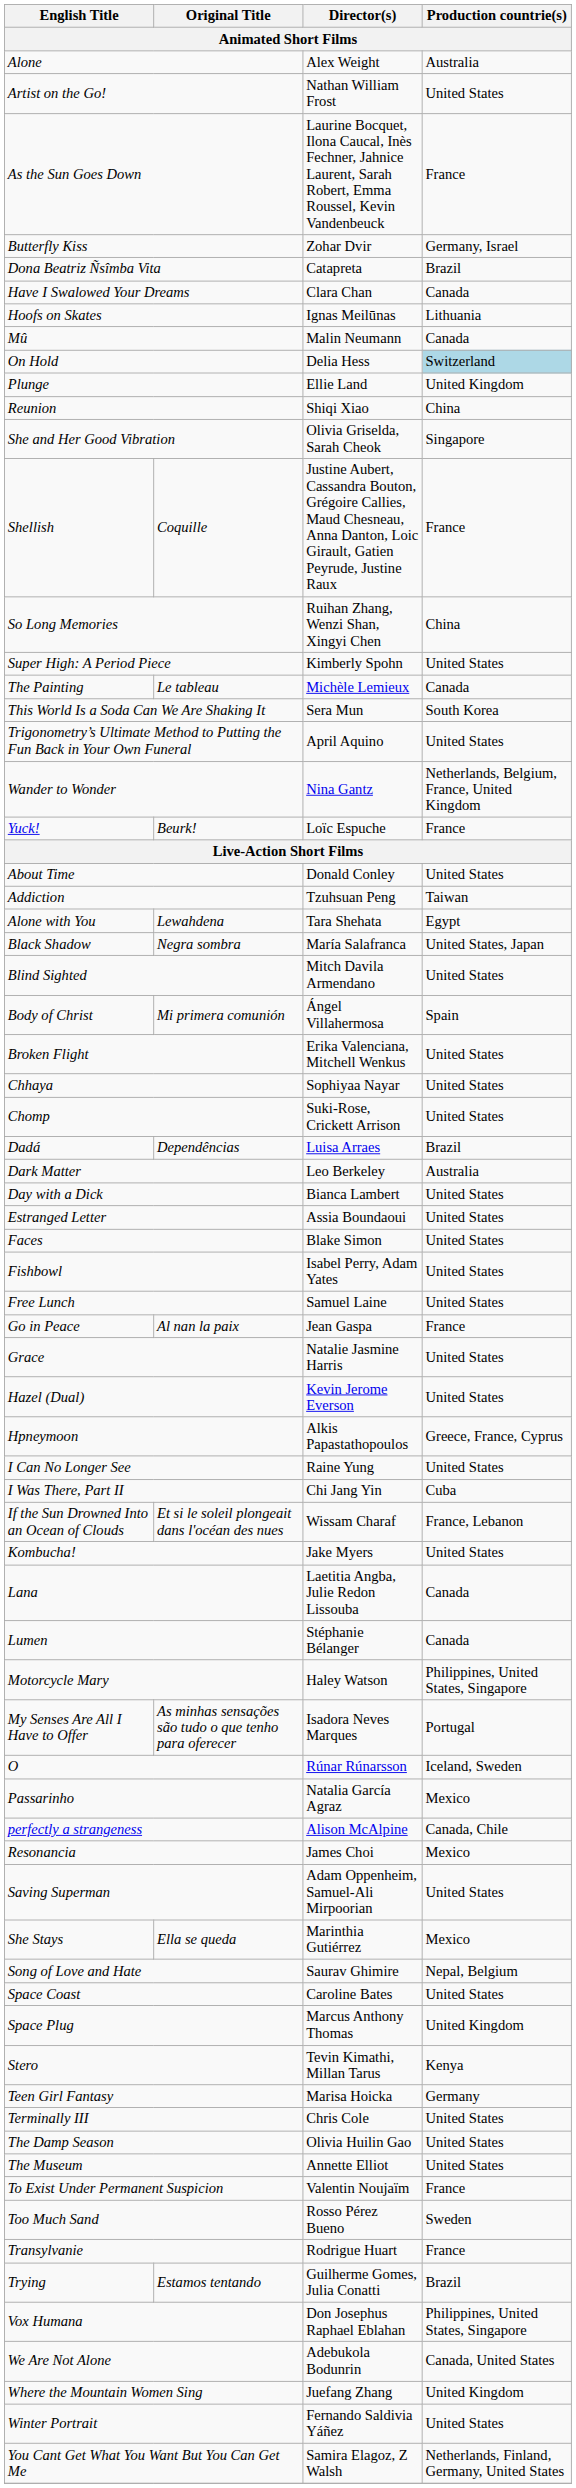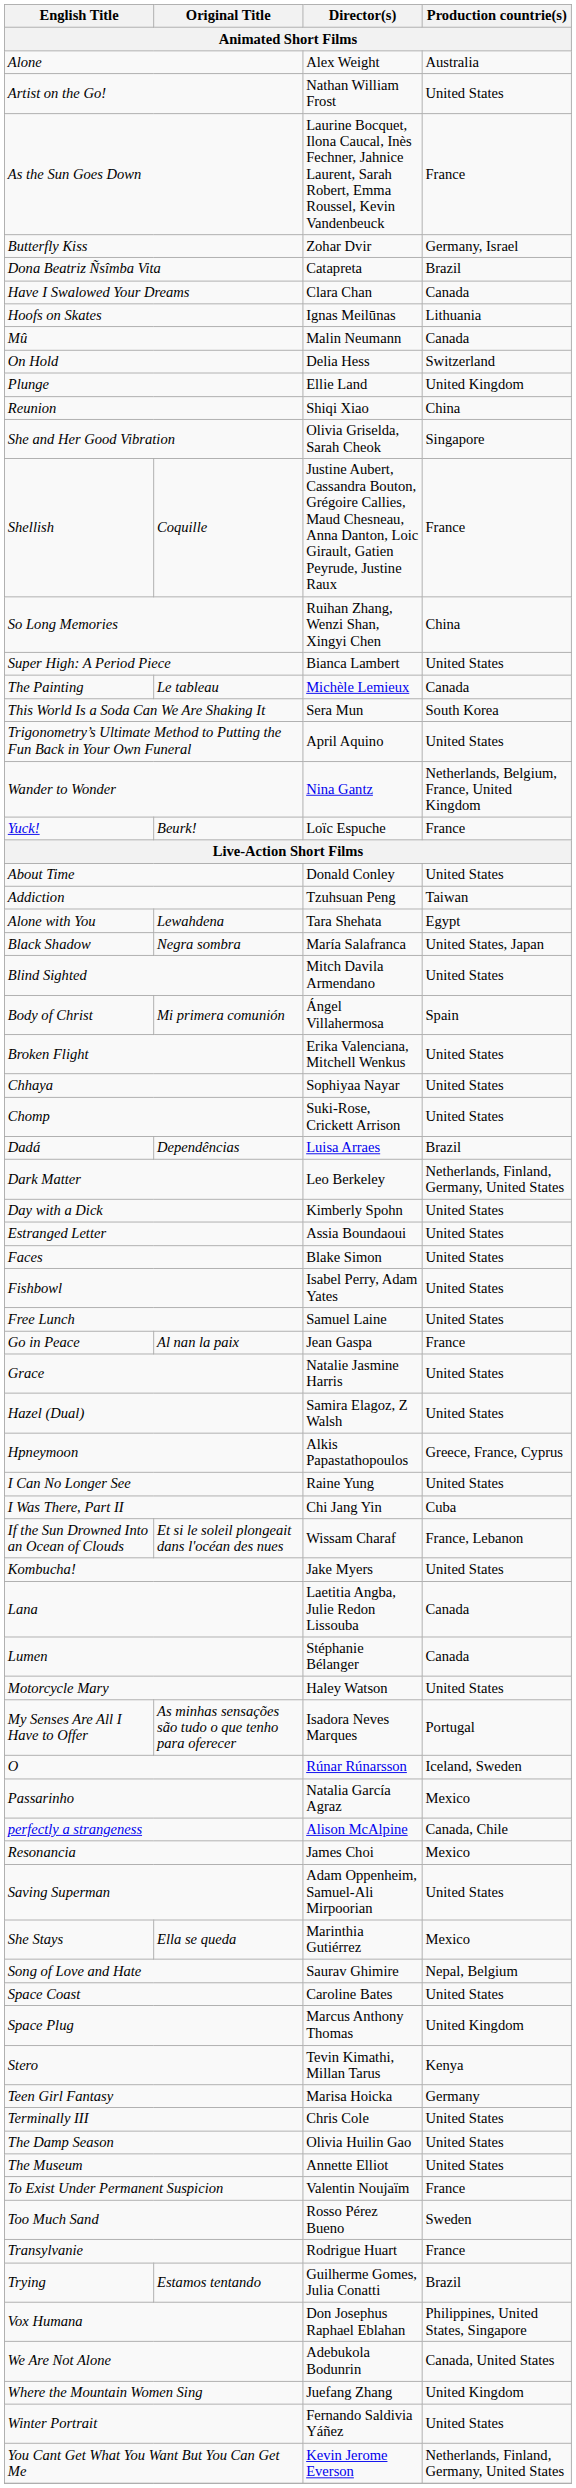(460, 361) lightblue background -> (460, 361) no background
(355, 663) Kimberly Spohn -> (353, 663) Bianca Lambert
(452, 1171) Australia -> (495, 1179) Netherlands, Finland, Germany, United States
(353, 1194) Bianca Lambert -> (355, 1210) Kimberly Spohn
(347, 1396) Kevin Jerome Everson -> (357, 1413) Samira Elagoz, Z Walsh
(482, 1679) Philippines, United States, Singapore -> (465, 1688) United States
(357, 2463) Samira Elagoz, Z Walsh -> (347, 2463) Kevin Jerome Everson
